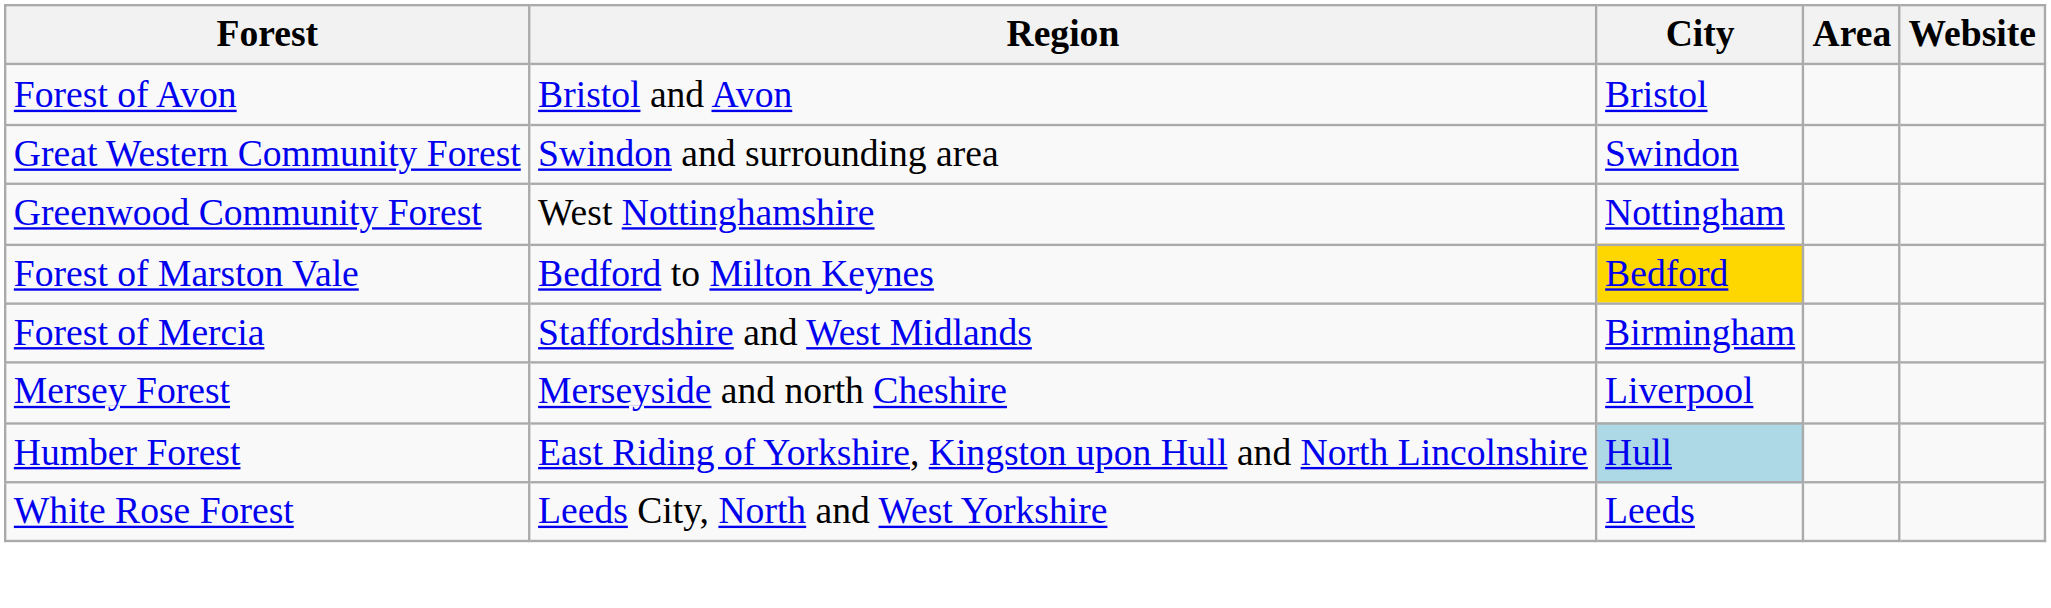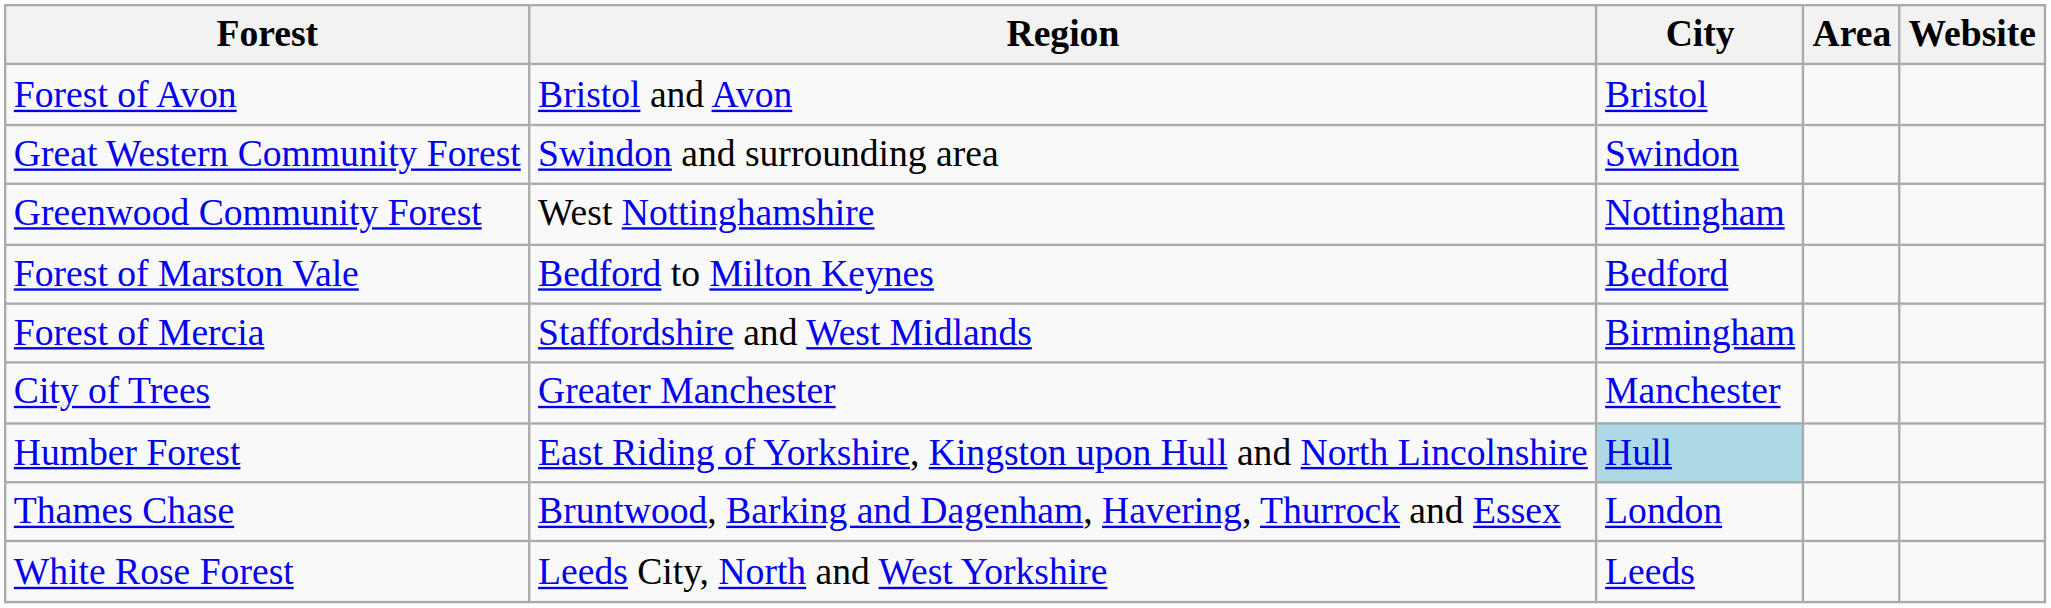(1667, 272) gold background -> (1667, 272) no background
- row: (122, 392)
+ row: (112, 392)
+ row: (124, 511)
